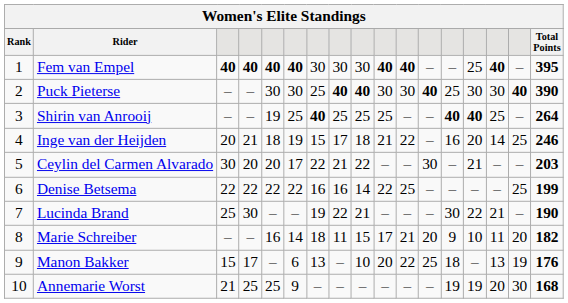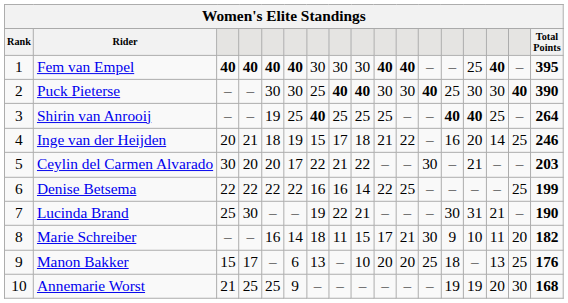(475, 213) 22 -> (475, 213) 31
(430, 237) 20 -> (430, 237) 30
(407, 262) 22 -> (407, 262) 20
(520, 262) 19 -> (520, 262) 25
